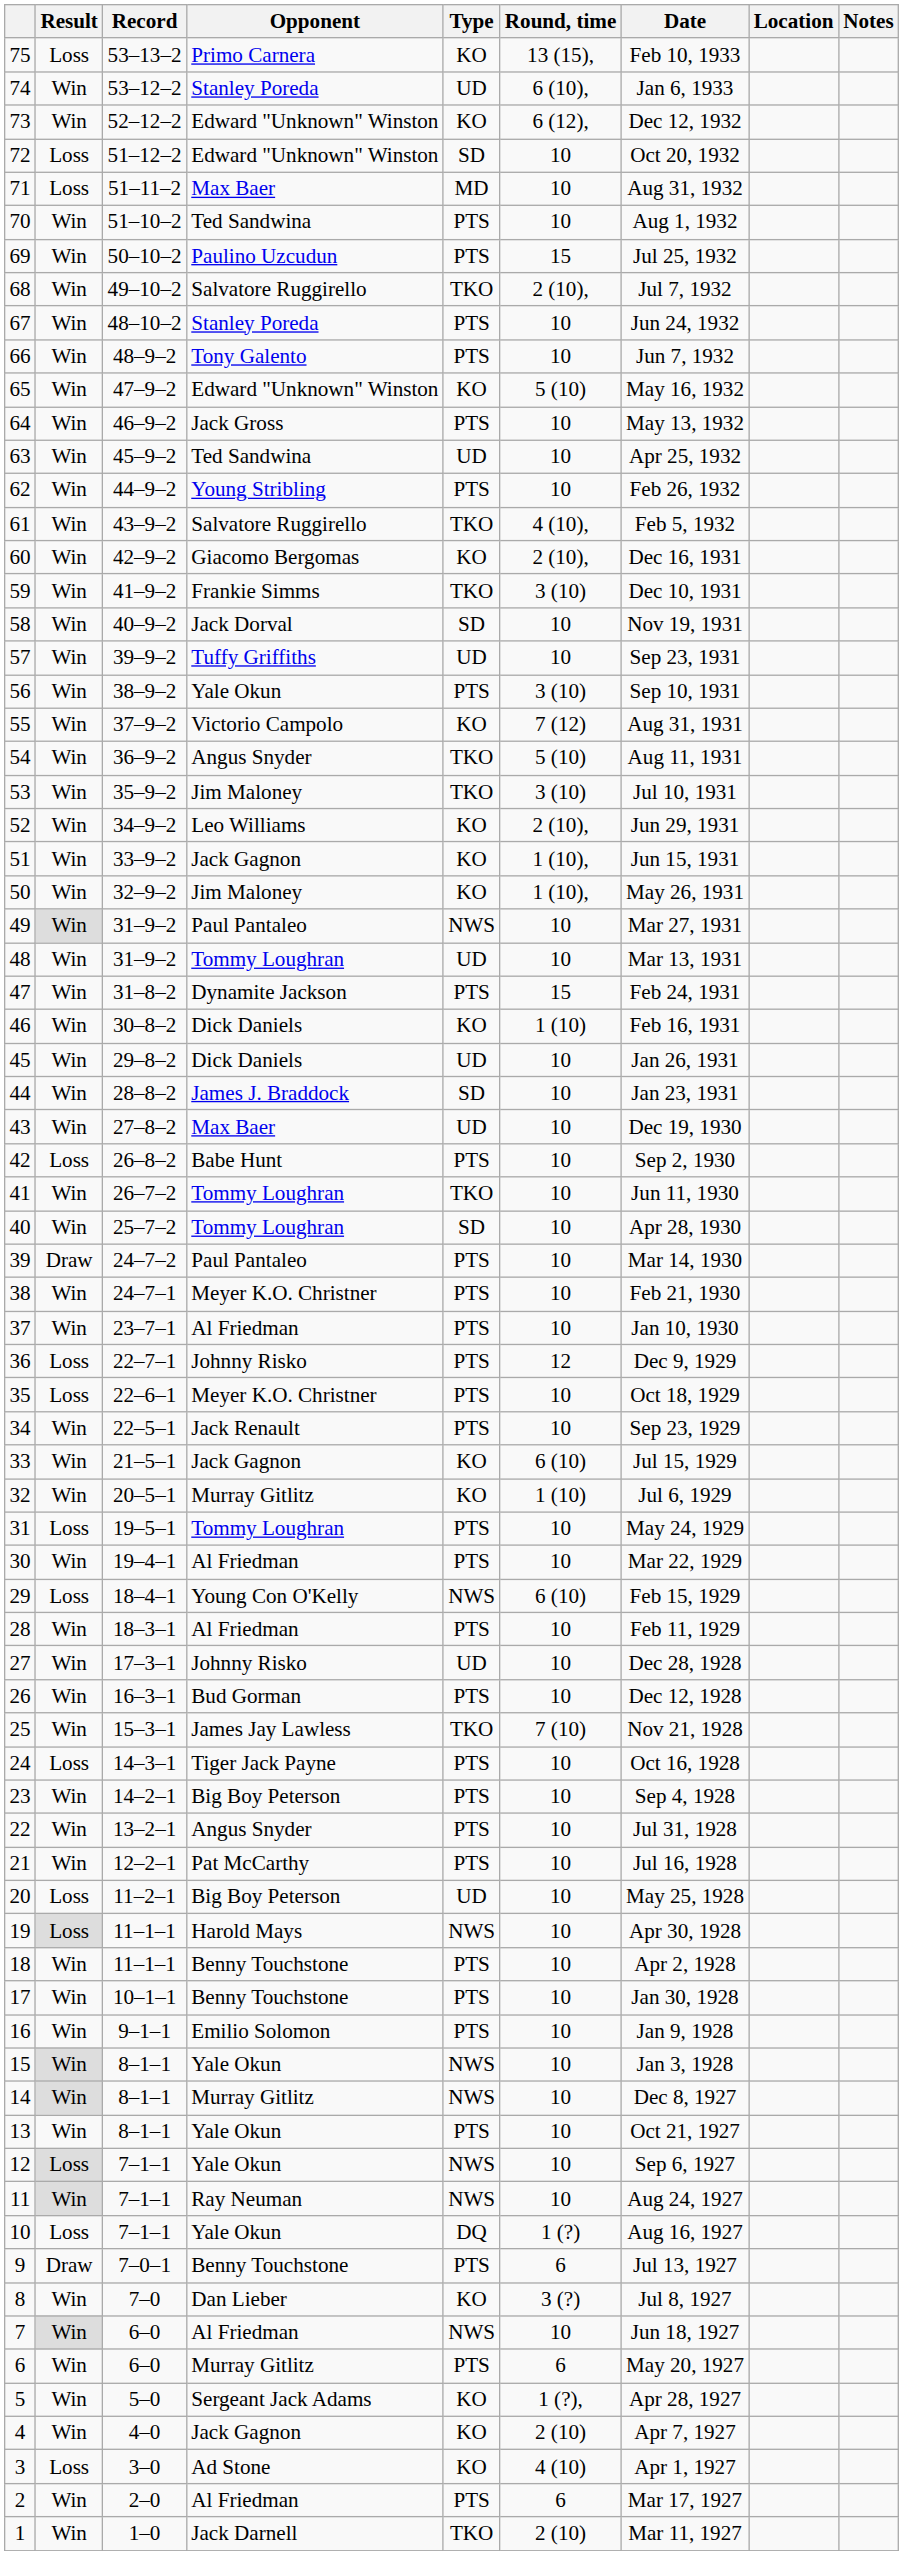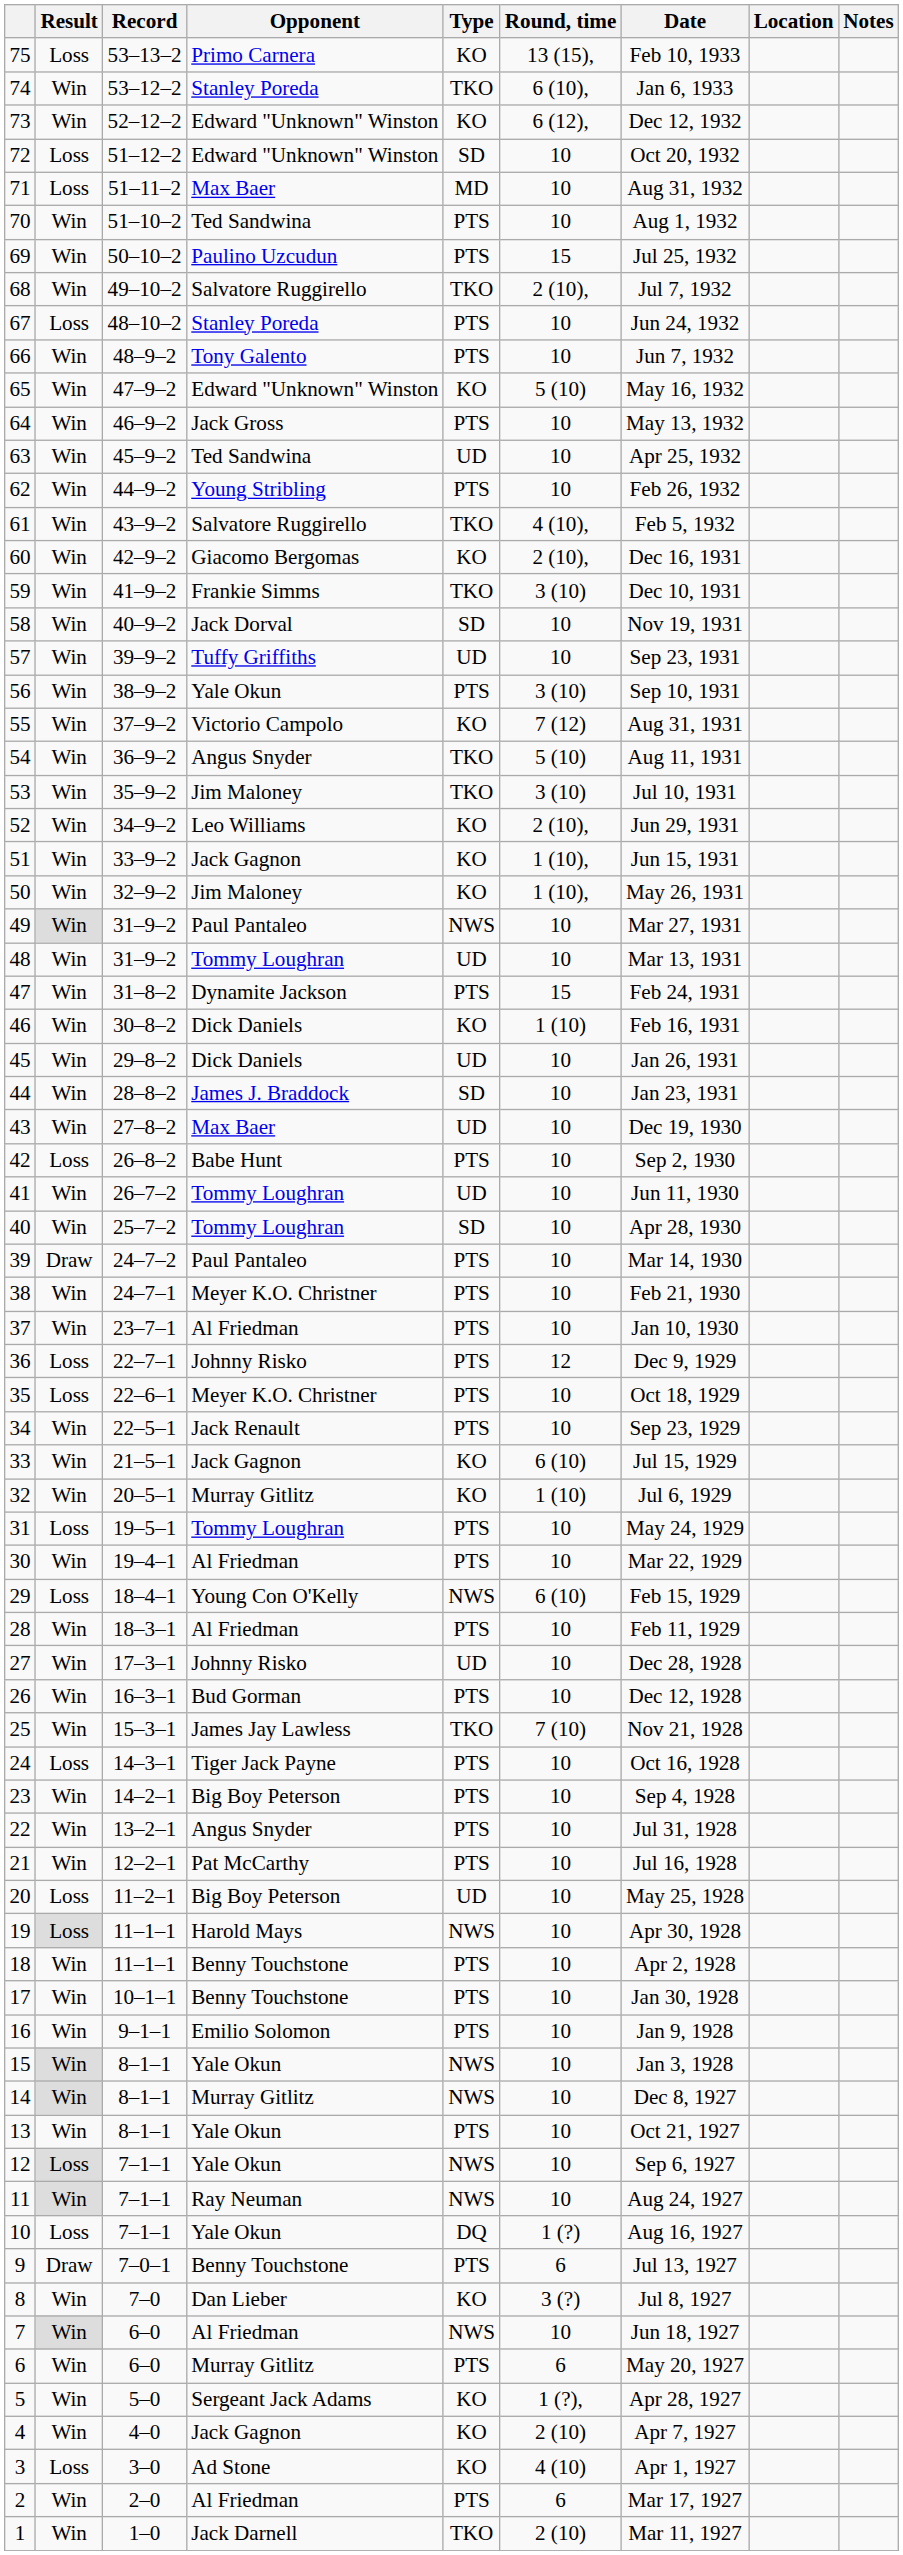(472, 88) UD -> (472, 88) TKO
(69, 322) Win -> (69, 322) Loss
(472, 1193) TKO -> (472, 1193) UD
